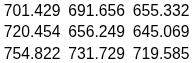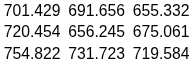(97, 32) 656.249 -> (97, 32) 656.245
(161, 32) 645.069 -> (161, 32) 675.061
(97, 53) 731.729 -> (97, 53) 731.723
(161, 53) 719.585 -> (161, 53) 719.584
